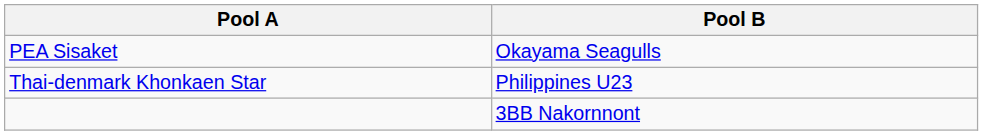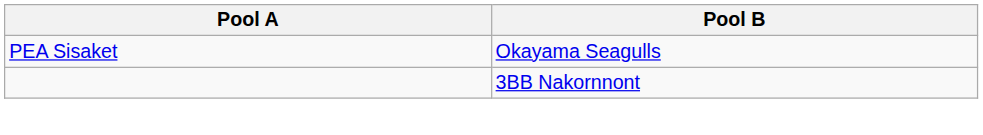- row: (138, 82)
